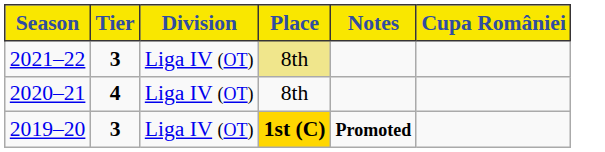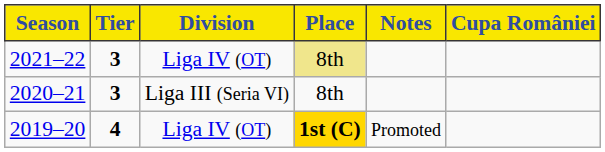(115, 93) 4 -> (115, 93) 3
(199, 93) Liga IV (OT) -> (217, 93) Liga III (Seria VI)
(115, 129) 3 -> (115, 129) 4
(373, 129) bold -> (406, 131) normal
